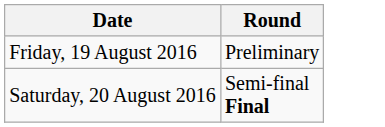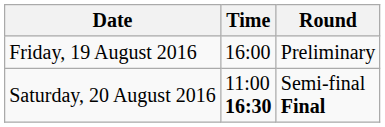+ column: (248, 20)
